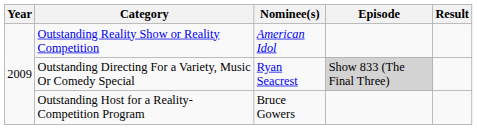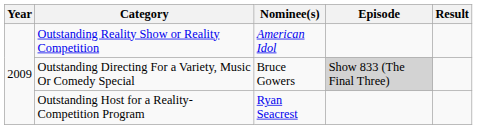(277, 74) Ryan Seacrest -> (276, 74) Bruce Gowers
(276, 107) Bruce Gowers -> (277, 107) Ryan Seacrest
